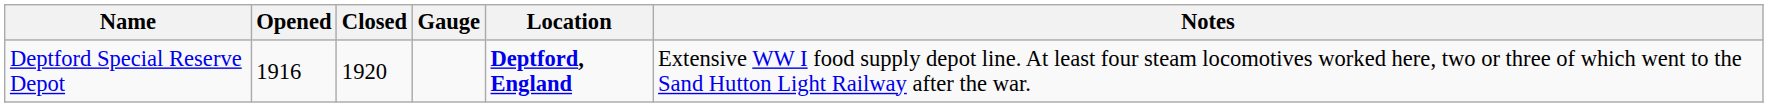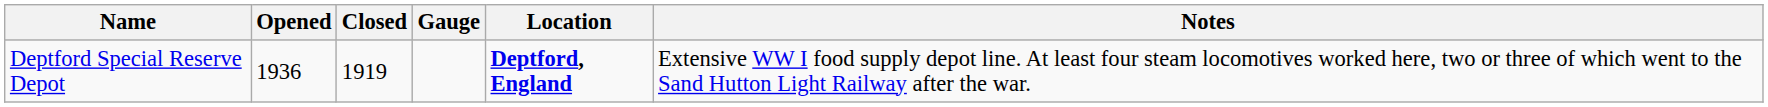(279, 70) 1916 -> (279, 70) 1936
(364, 70) 1920 -> (364, 70) 1919
